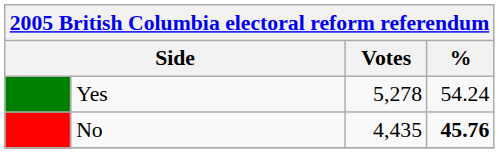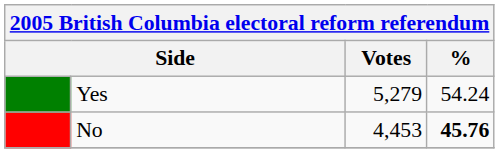(398, 94) 5,278 -> (398, 94) 5,279
(398, 130) 4,435 -> (398, 130) 4,453
